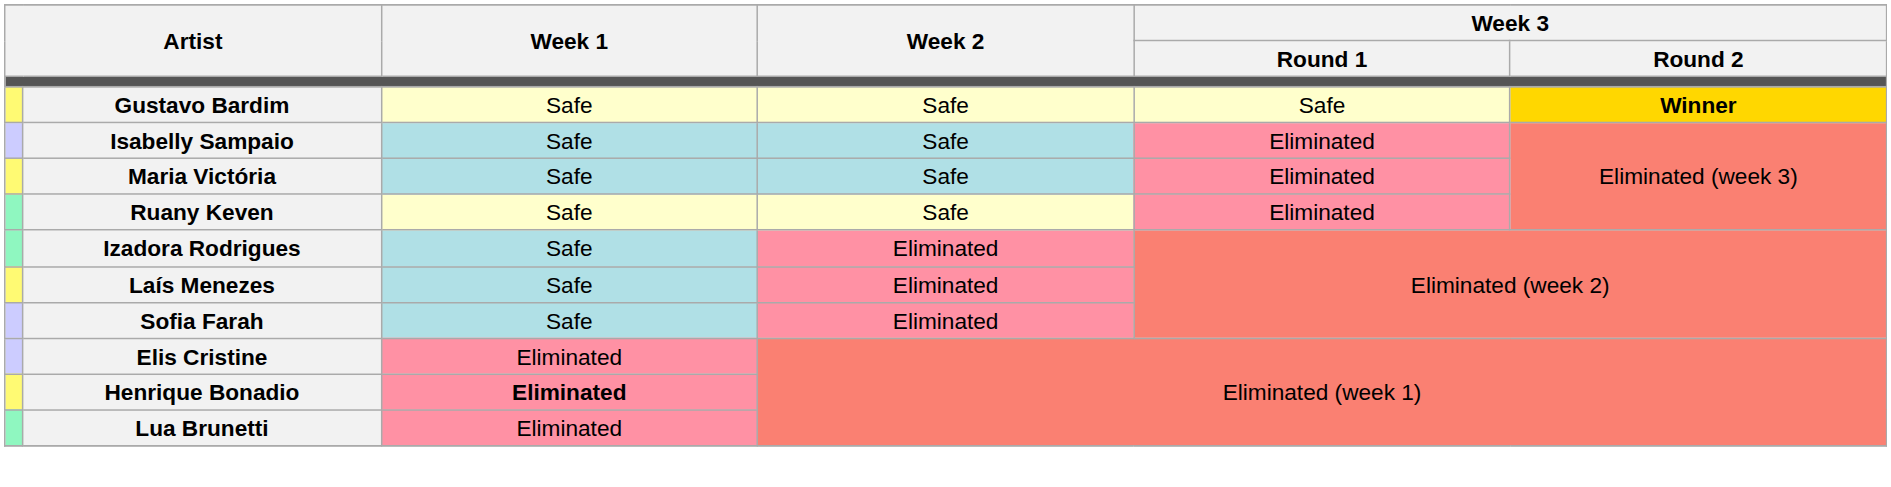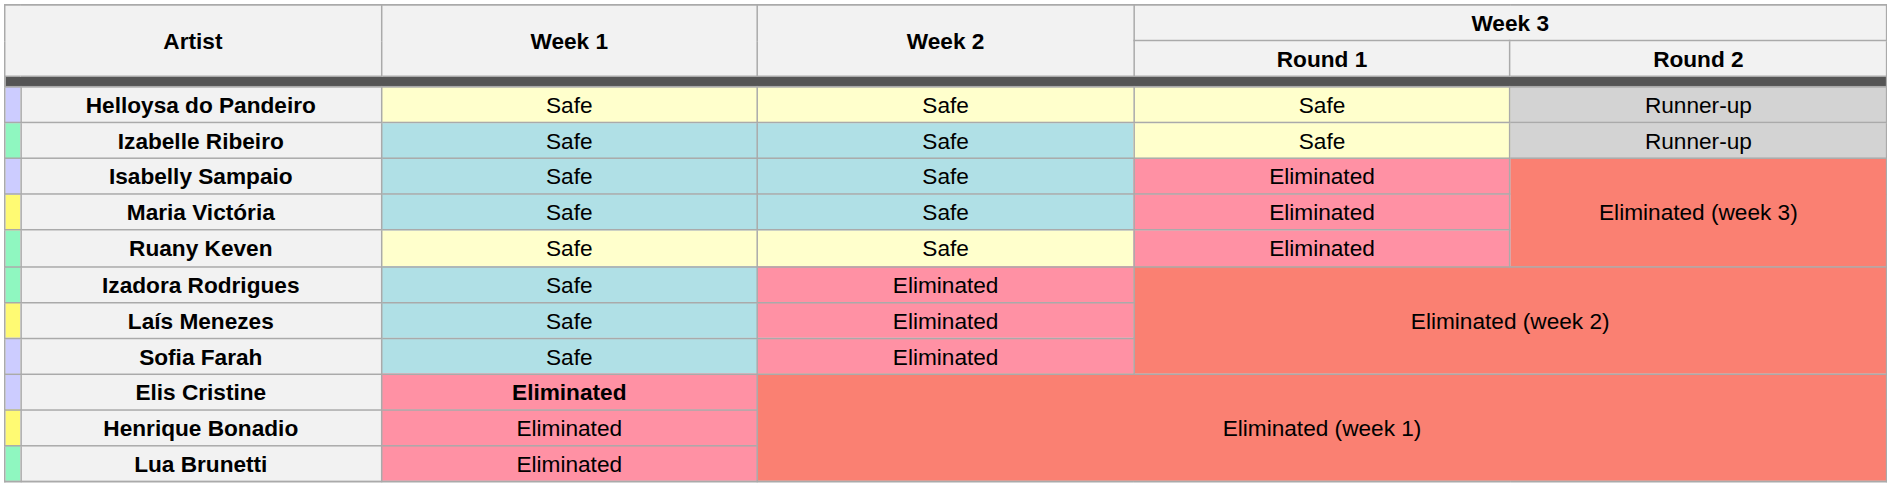- row: (202, 105)
+ row: (201, 105)
+ row: (201, 141)
(569, 356) normal -> (569, 392) bold
(569, 392) bold -> (569, 428) normal
